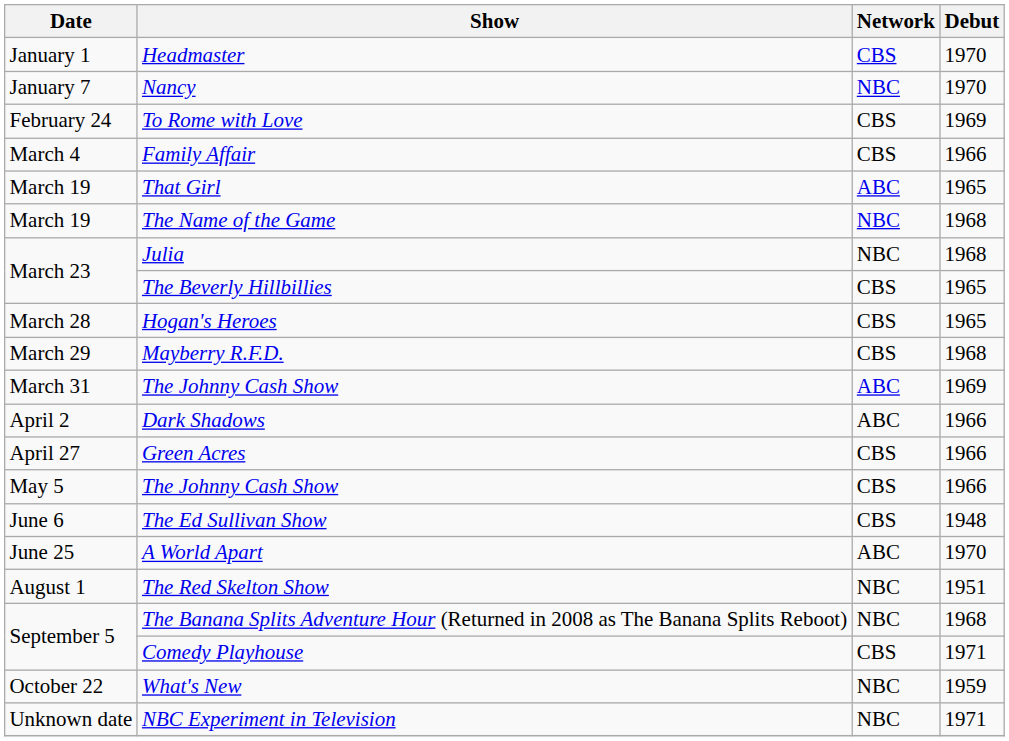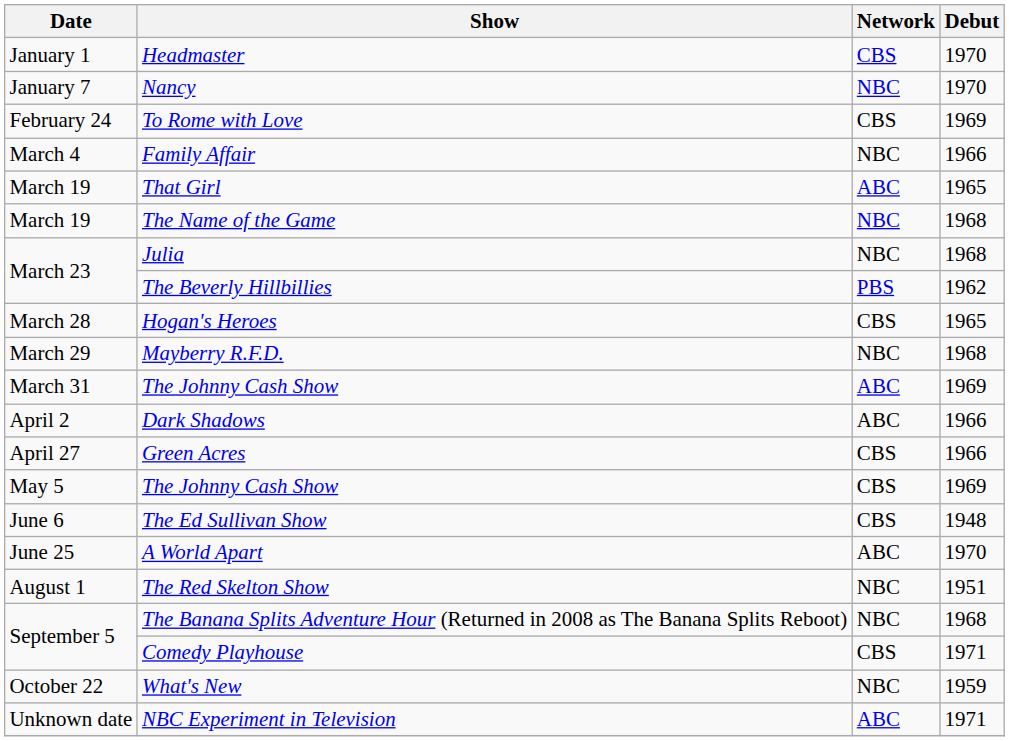(877, 154) CBS -> (878, 154) NBC
(877, 287) CBS -> (875, 287) PBS
(965, 287) 1965 -> (965, 287) 1962
(877, 353) CBS -> (878, 353) NBC
(965, 486) 1966 -> (965, 486) 1969
(878, 719) NBC -> (878, 719) ABC
